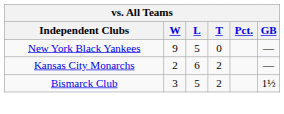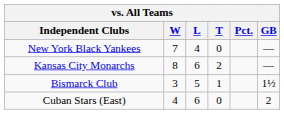(175, 48) 9 -> (175, 48) 7
(197, 48) 5 -> (197, 48) 4
(175, 65) 2 -> (175, 65) 8
(219, 83) 2 -> (219, 83) 1
+ row: (84, 100)
